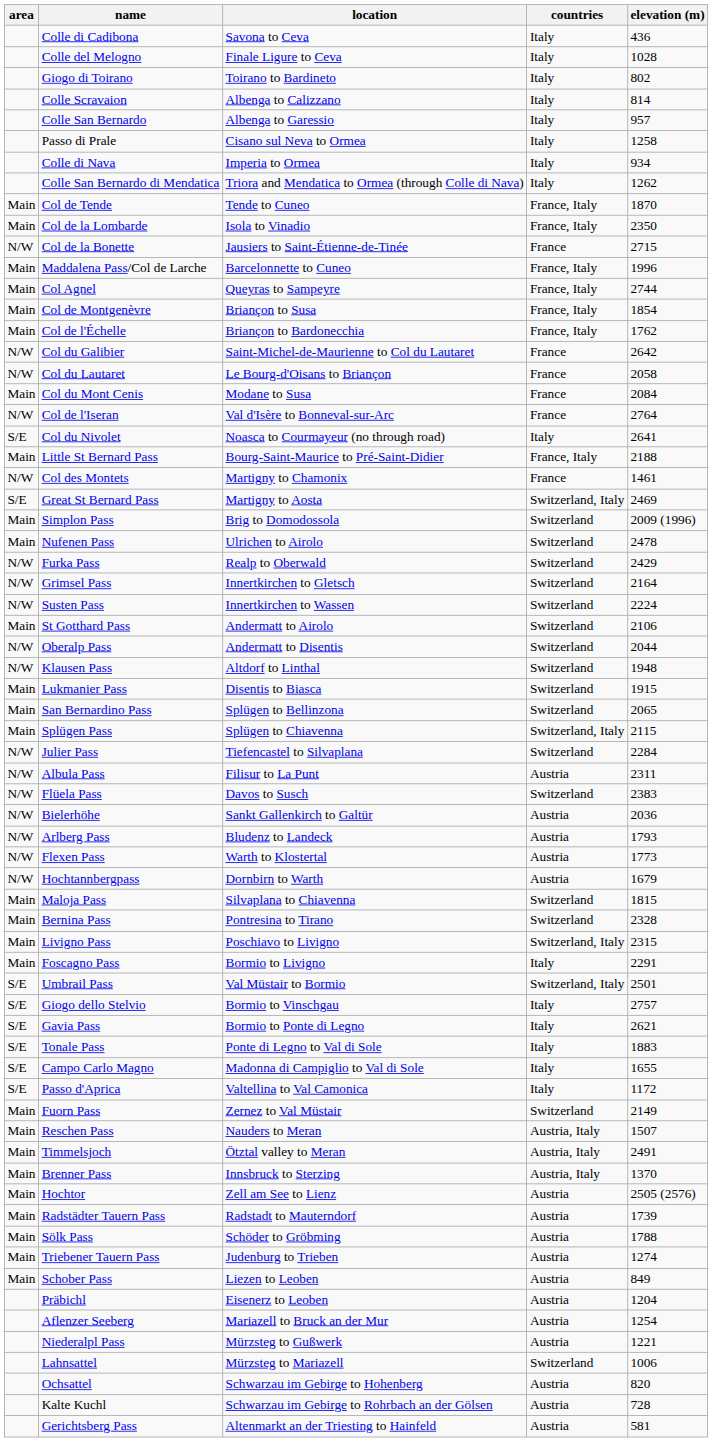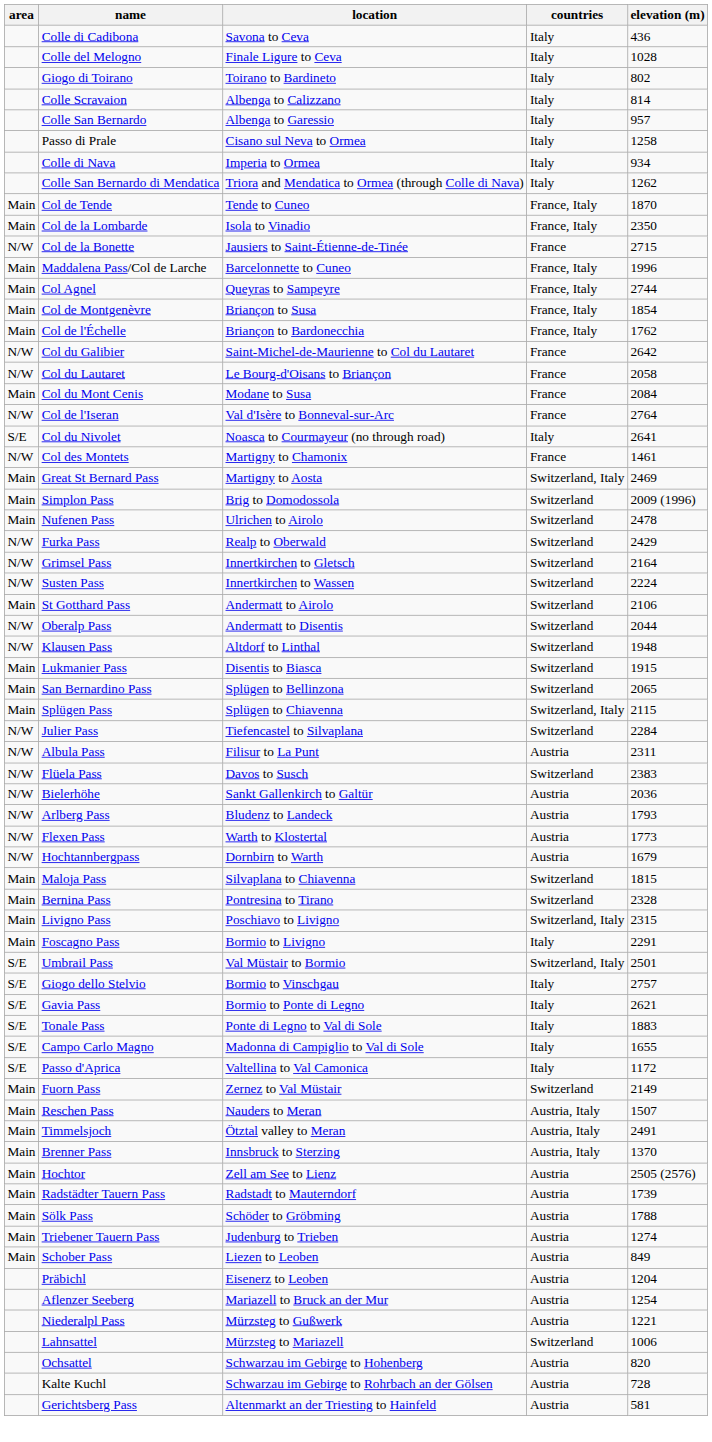- row: (100, 457)
(17, 499) S/E -> (21, 478) Main
